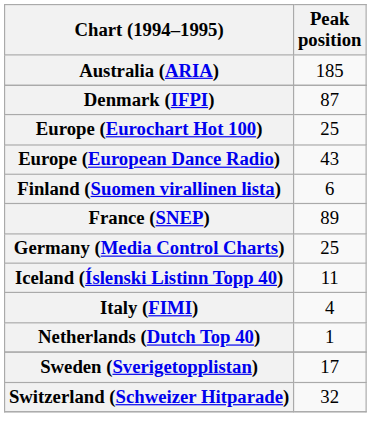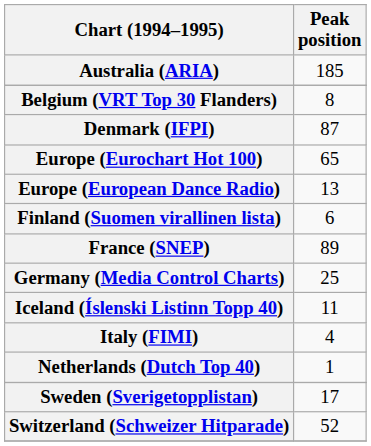+ row: (149, 99)
(330, 129) 25 -> (330, 159) 65
(330, 159) 43 -> (330, 188) 13
(330, 396) 32 -> (330, 426) 52
